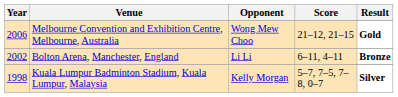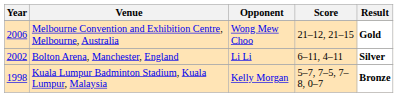(375, 56) Bronze -> (372, 56) Silver
(372, 78) Silver -> (375, 78) Bronze
